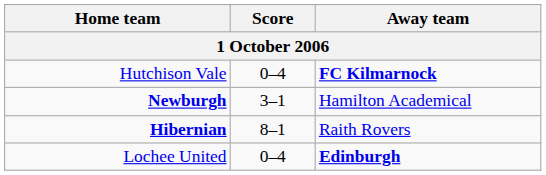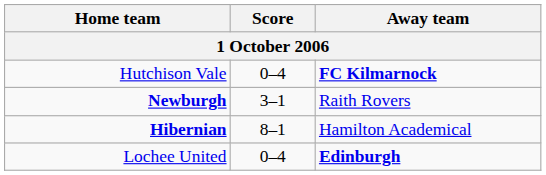(395, 101) Hamilton Academical -> (365, 101) Raith Rovers
(365, 128) Raith Rovers -> (395, 128) Hamilton Academical
